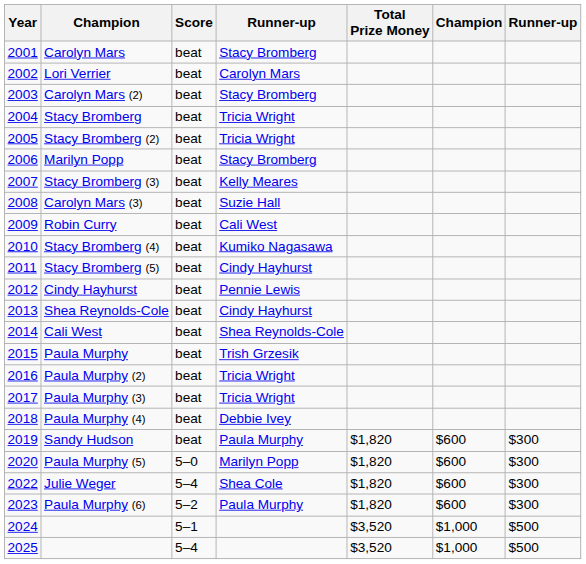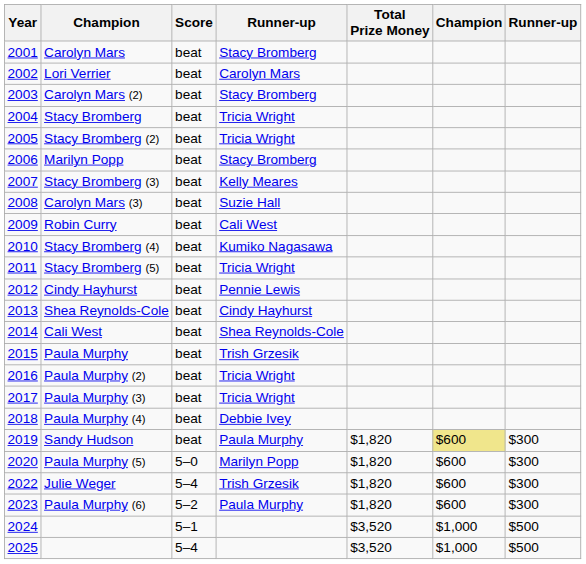(266, 267) Cindy Hayhurst -> (257, 267) Tricia Wright
(451, 440) no background -> (451, 440) khaki background
(251, 483) Shea Cole -> (259, 483) Trish Grzesik
